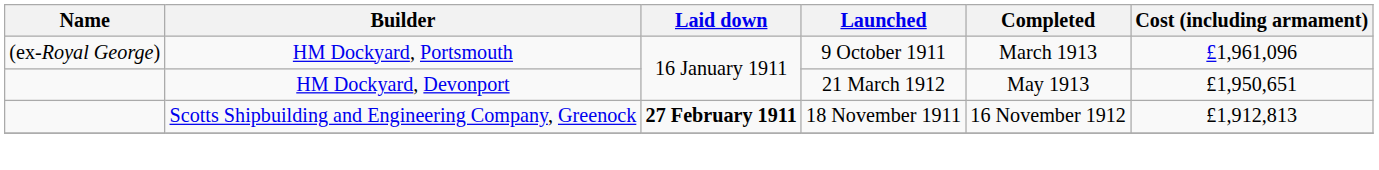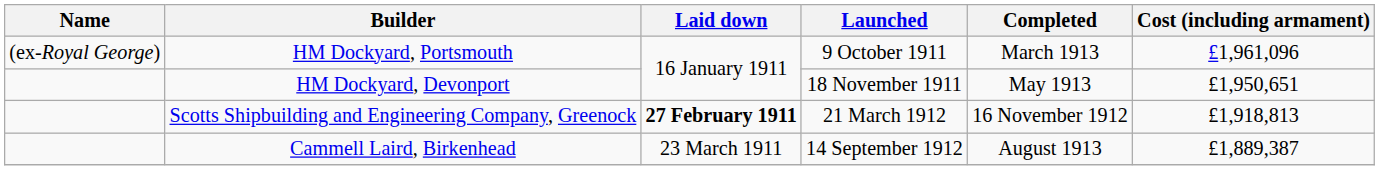(884, 84) 21 March 1912 -> (884, 84) 18 November 1911
(884, 116) 18 November 1911 -> (884, 116) 21 March 1912
(1252, 116) £1,912,813 -> (1254, 116) £1,918,813
+ row: (403, 148)
